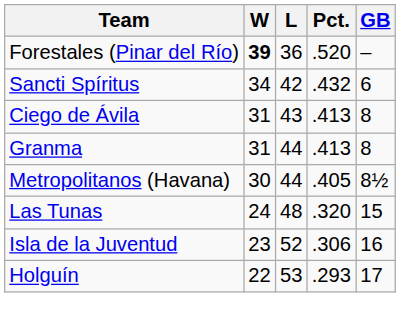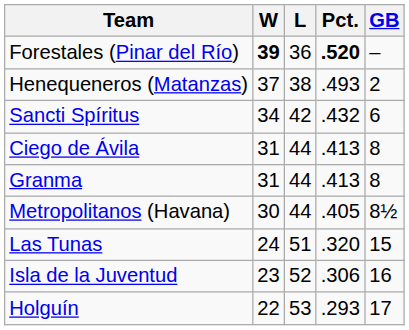(331, 52) normal -> (340, 52) bold
+ row: (129, 84)
(291, 116) 43 -> (300, 148) 44
(291, 212) 48 -> (300, 244) 51
